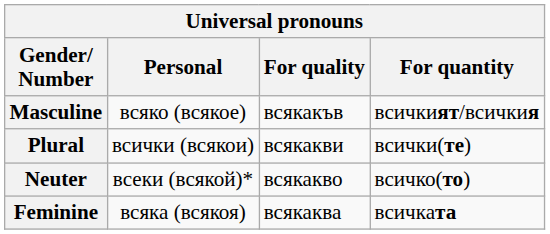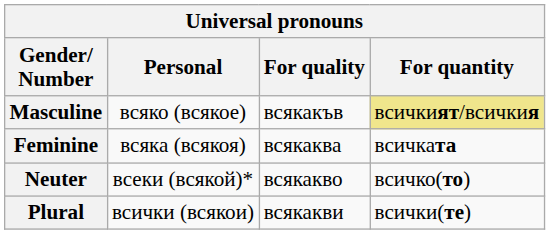(457, 111) no background -> (457, 111) khaki background
rows swapped: (56, 212) <-> (56, 145)
